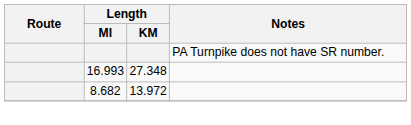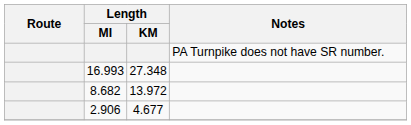+ row: (105, 110)
